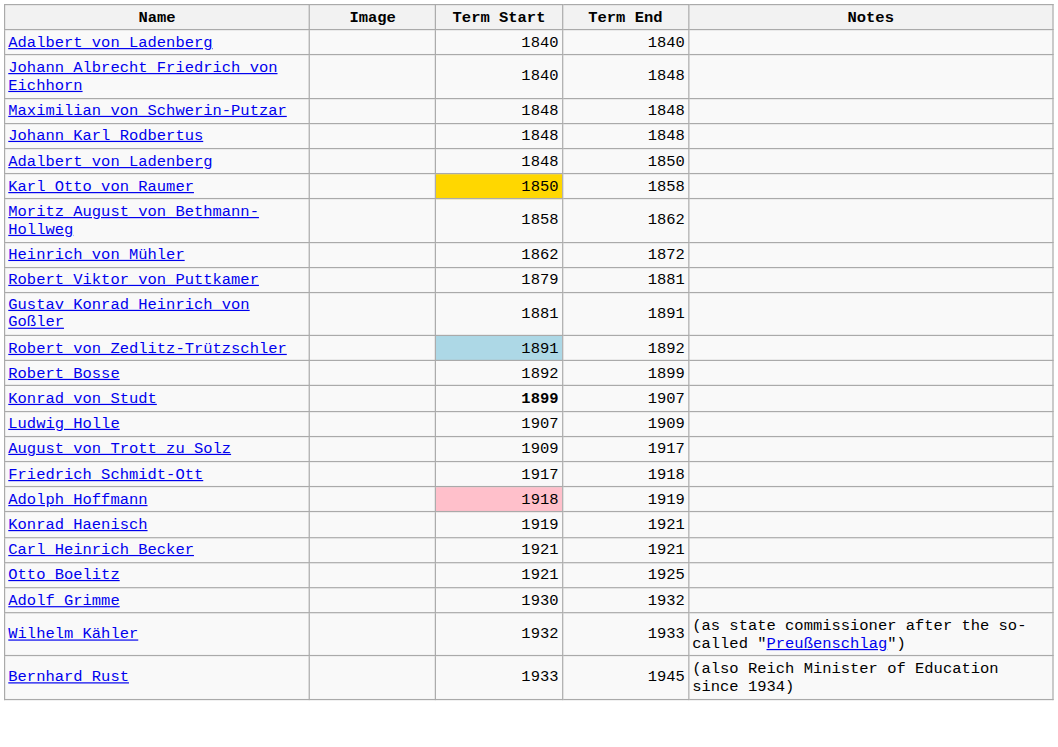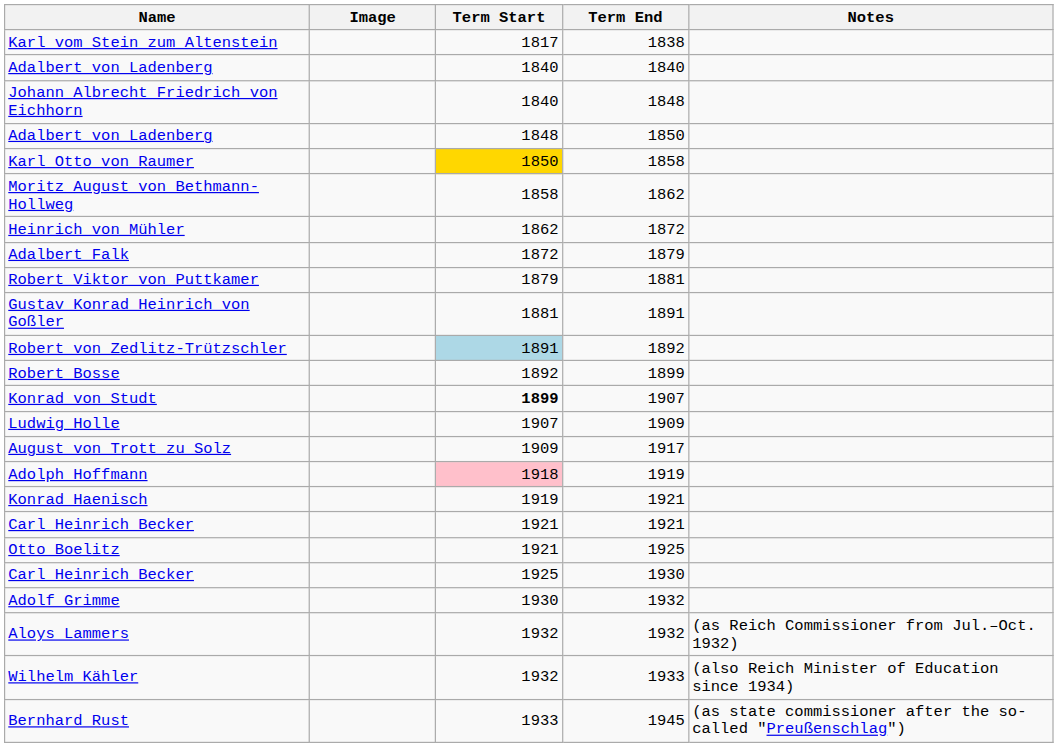+ row: (143, 42)
- row: (148, 111)
- row: (106, 136)
+ row: (69, 255)
- row: (106, 474)
+ row: (101, 575)
+ row: (69, 634)
(859, 634) (as state commissioner after the so-called "Preußenschlag") -> (845, 677) (also Reich Minister of Education since 1934)
(845, 677) (also Reich Minister of Education since 1934) -> (859, 720) (as state commissioner after the so-called "Preußenschlag")
